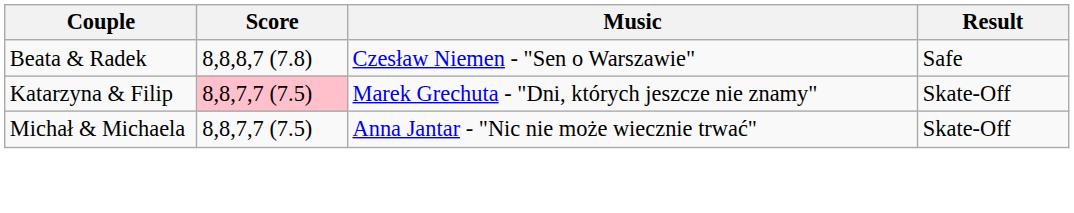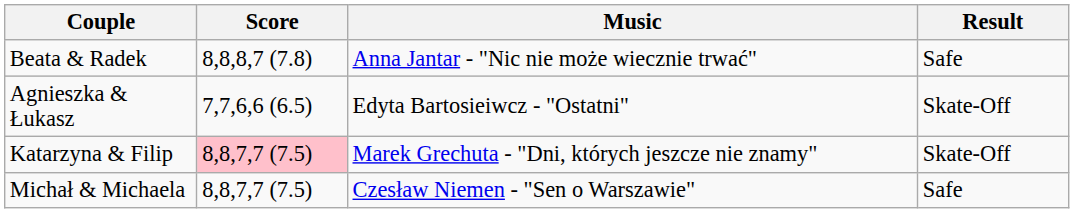(524, 57) Czesław Niemen - "Sen o Warszawie" -> (555, 57) Anna Jantar - "Nic nie może wiecznie trwać"
+ row: (69, 105)
(555, 128) Anna Jantar - "Nic nie może wiecznie trwać" -> (524, 189) Czesław Niemen - "Sen o Warszawie"
(967, 128) Skate-Off -> (943, 189) Safe
